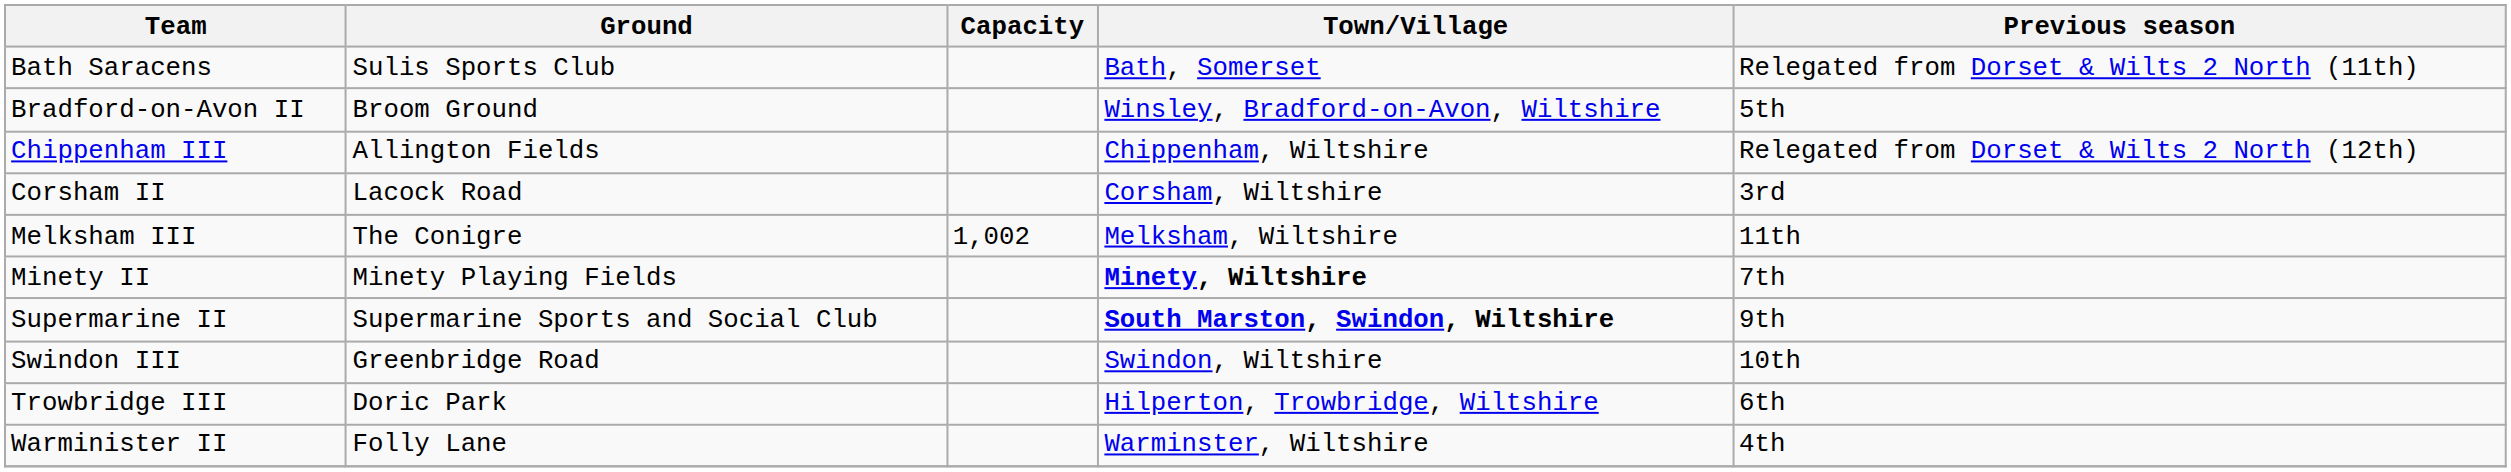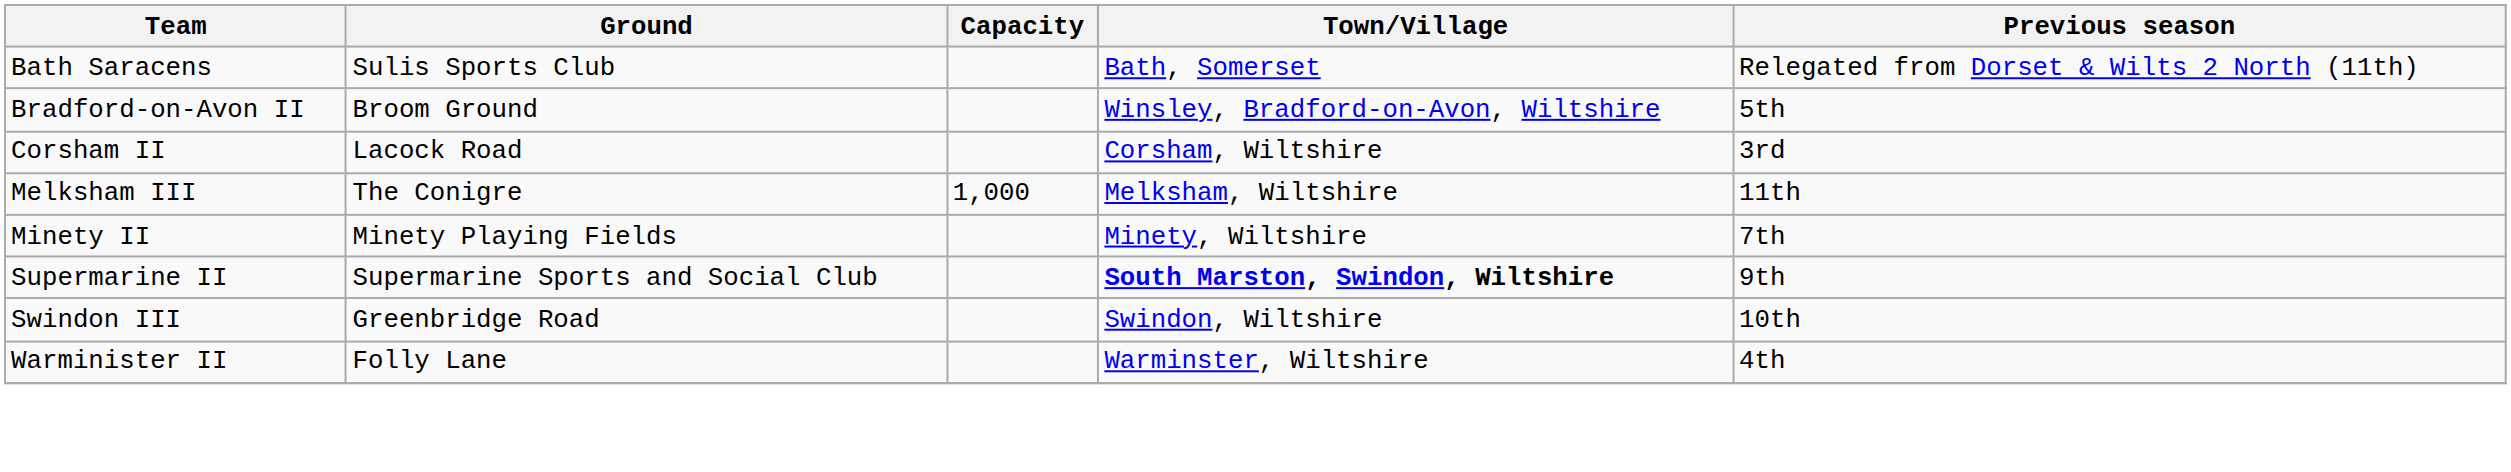- row: (119, 152)
(991, 236) 1,002 -> (991, 194) 1,000
(1236, 278) bold -> (1236, 236) normal
- row: (119, 404)
